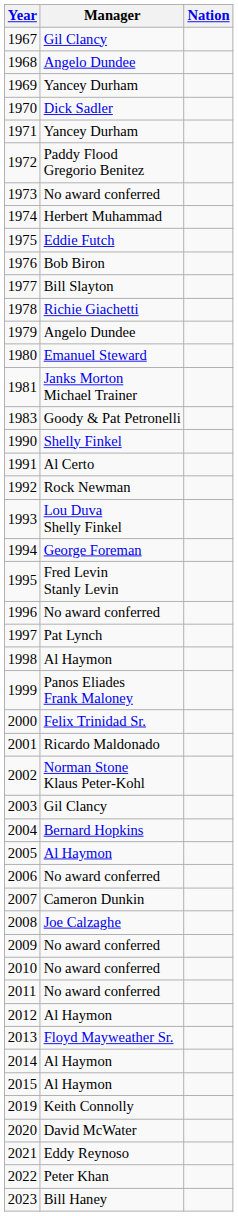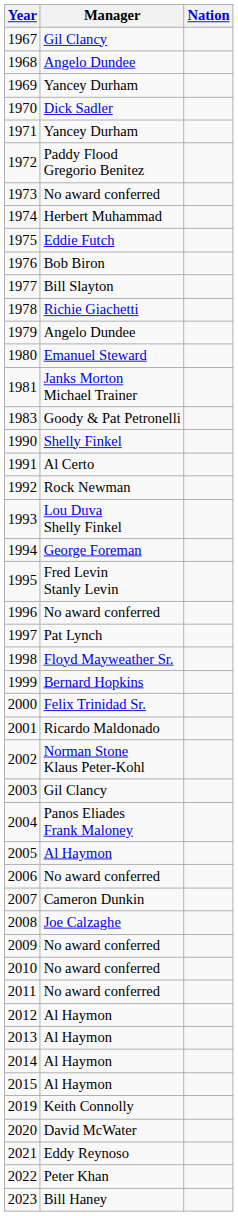(78, 658) Al Haymon -> (109, 658) Floyd Mayweather Sr.
(88, 690) Panos Eliades Frank Maloney -> (94, 681) Bernard Hopkins
(94, 830) Bernard Hopkins -> (88, 821) Panos Eliades Frank Maloney
(109, 1037) Floyd Mayweather Sr. -> (78, 1037) Al Haymon
